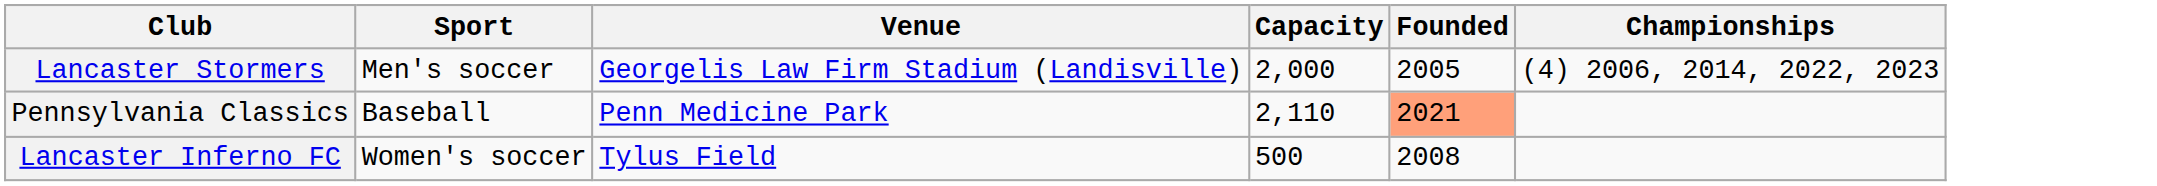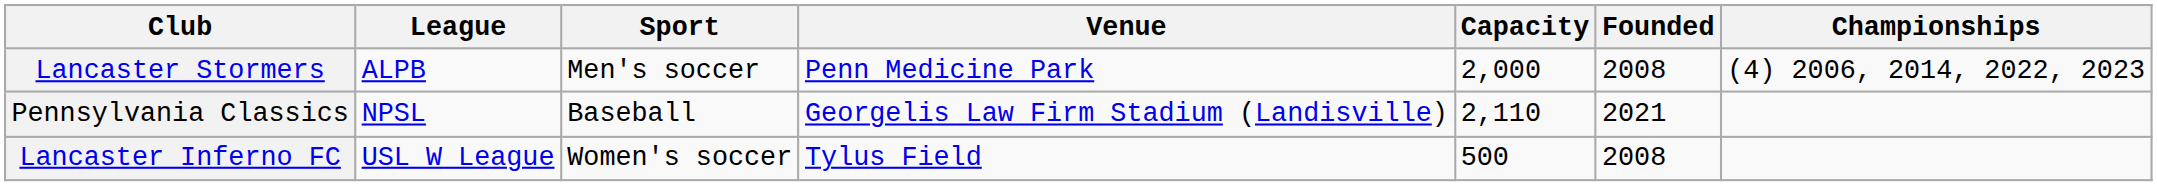+ column: (458, 27)
(921, 70) Georgelis Law Firm Stadium (Landisville) -> (950, 70) Penn Medicine Park
(1429, 70) 2005 -> (1634, 70) 2008
(744, 114) Penn Medicine Park -> (1126, 114) Georgelis Law Firm Stadium (Landisville)
(1429, 114) lightsalmon background -> (1634, 114) no background
